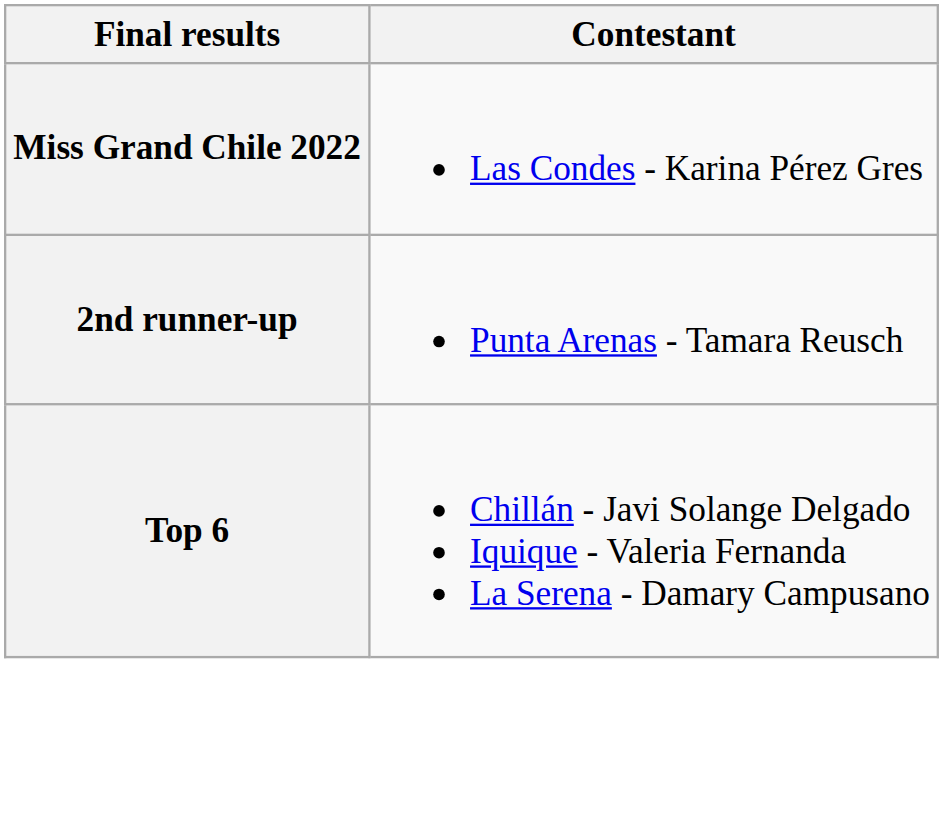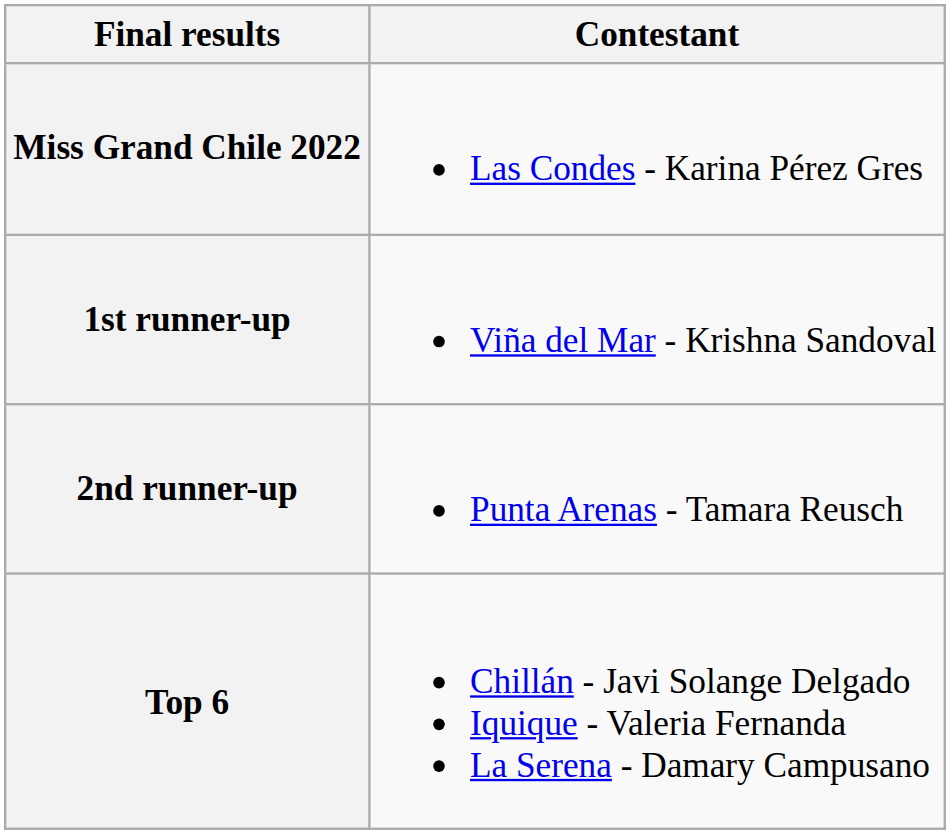+ row: (187, 318)
